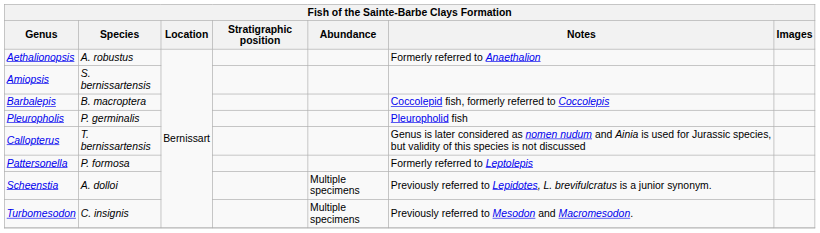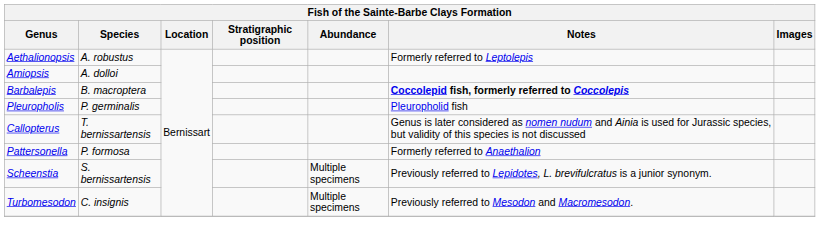(466, 57) Formerly referred to Anaethalion -> (462, 57) Formerly referred to Leptolepis
(116, 79) S. bernissartensis -> (99, 73) A. dolloi
(500, 102) normal -> (510, 90) bold
(462, 163) Formerly referred to Leptolepis -> (466, 151) Formerly referred to Anaethalion
(99, 185) A. dolloi -> (116, 173) S. bernissartensis
